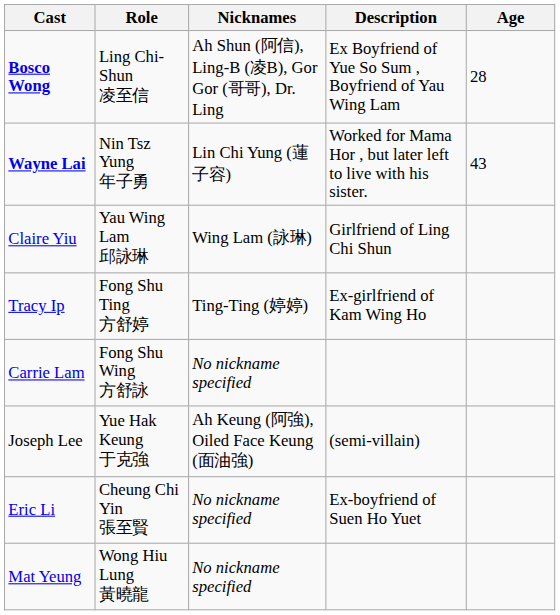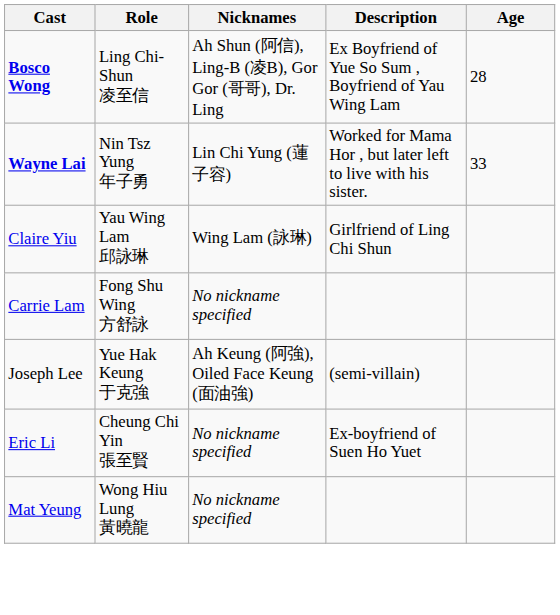(478, 164) 43 -> (478, 164) 33
- row: (36, 305)
